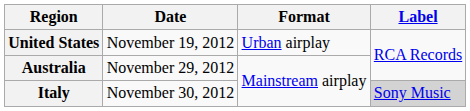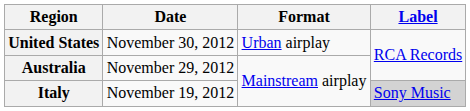(170, 42) November 19, 2012 -> (170, 42) November 30, 2012
(170, 93) November 30, 2012 -> (170, 93) November 19, 2012
